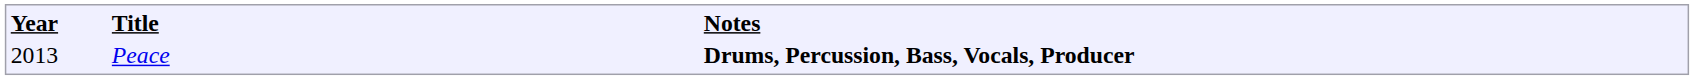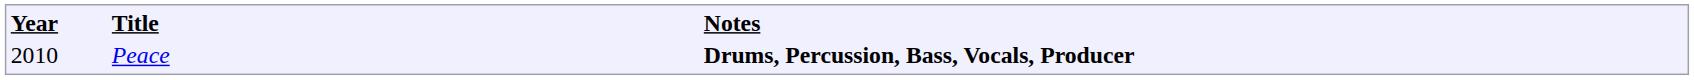(34, 55) 2013 -> (34, 55) 2010
